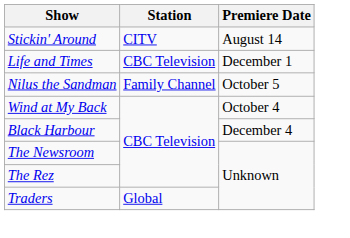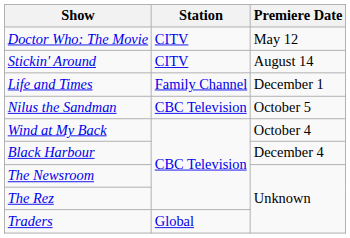+ row: (78, 38)
(169, 61) CBC Television -> (201, 84) Family Channel
(169, 84) Family Channel -> (201, 107) CBC Television
